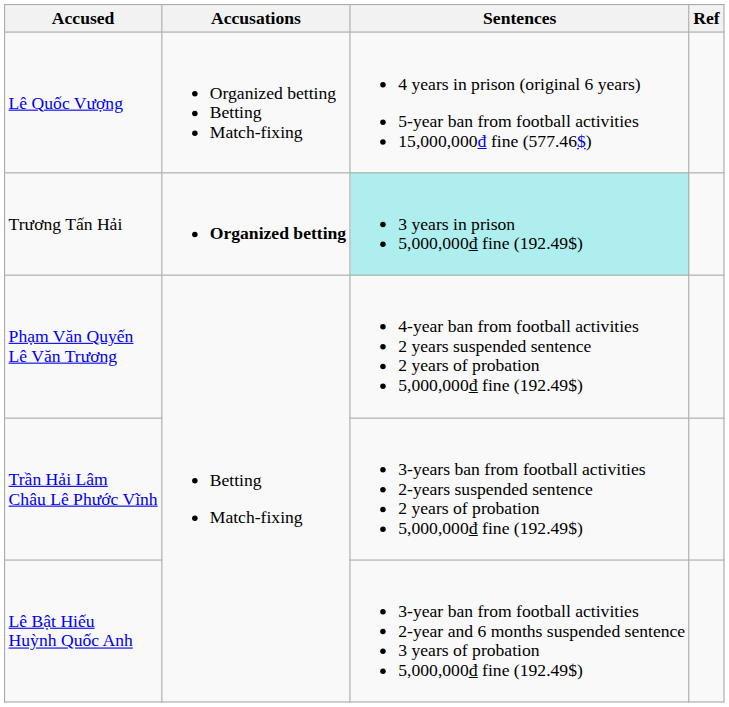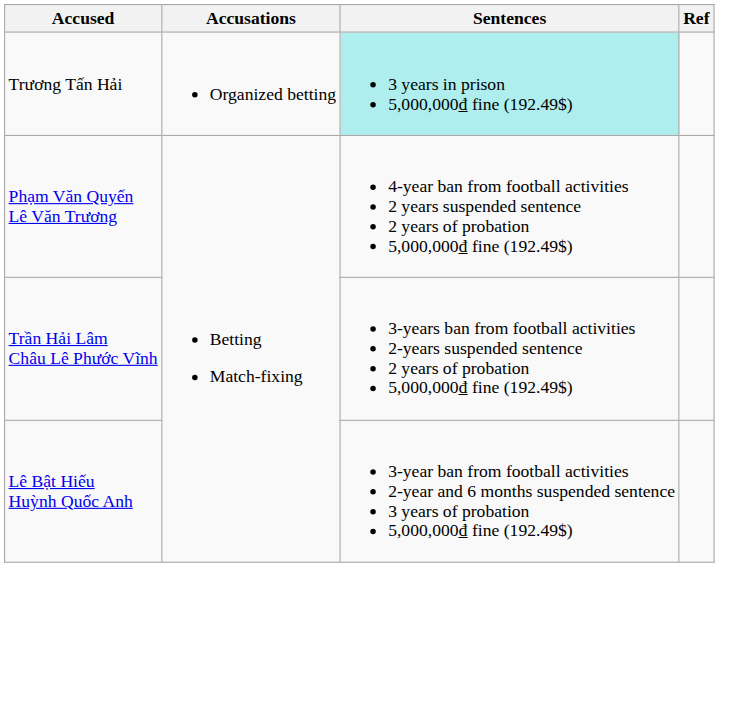- row: (66, 102)
(256, 234) bold -> (251, 94) normal
